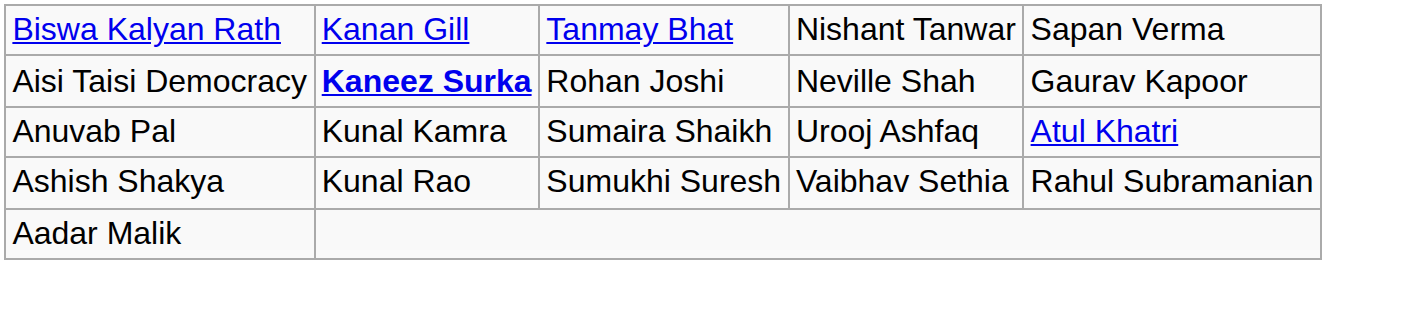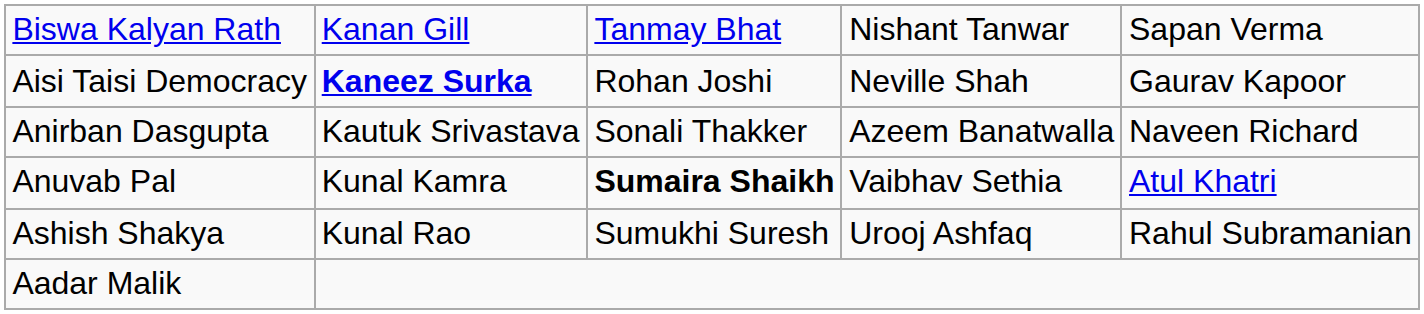+ row: (140, 131)
(659, 131) normal -> (714, 182) bold
(887, 131) Urooj Ashfaq -> (956, 182) Vaibhav Sethia
(902, 182) Vaibhav Sethia -> (941, 232) Urooj Ashfaq
